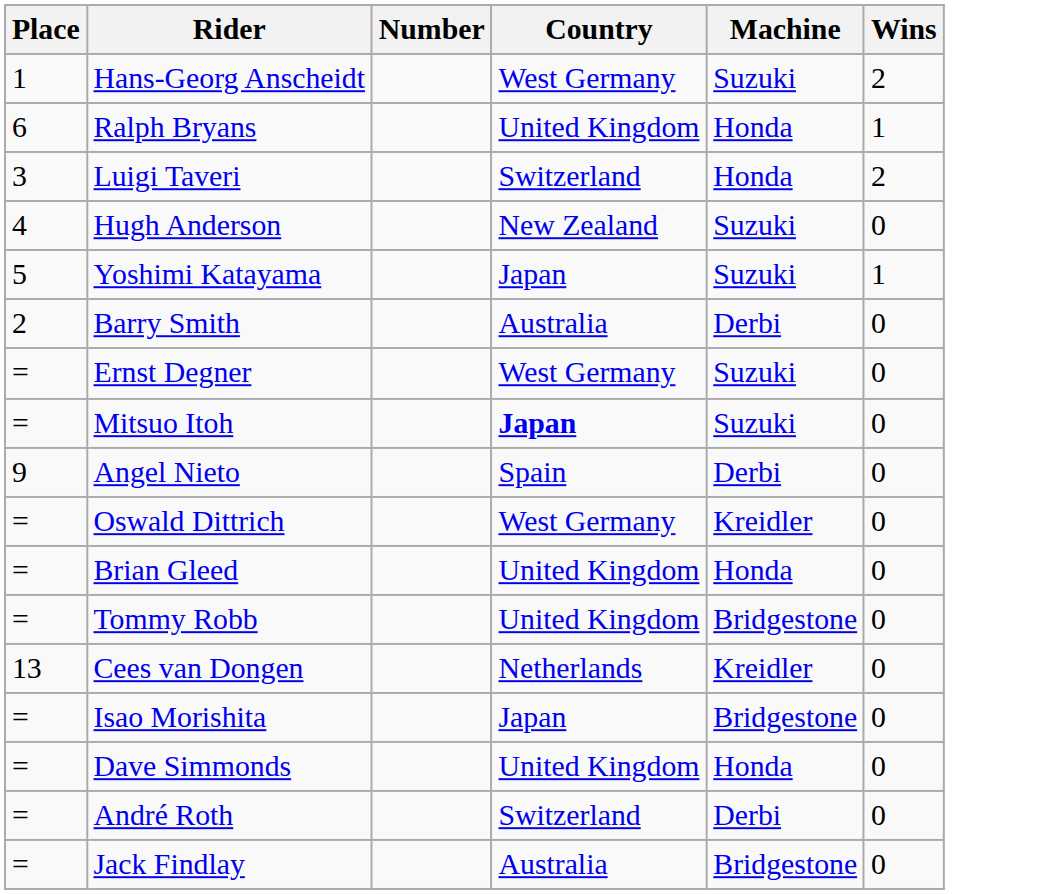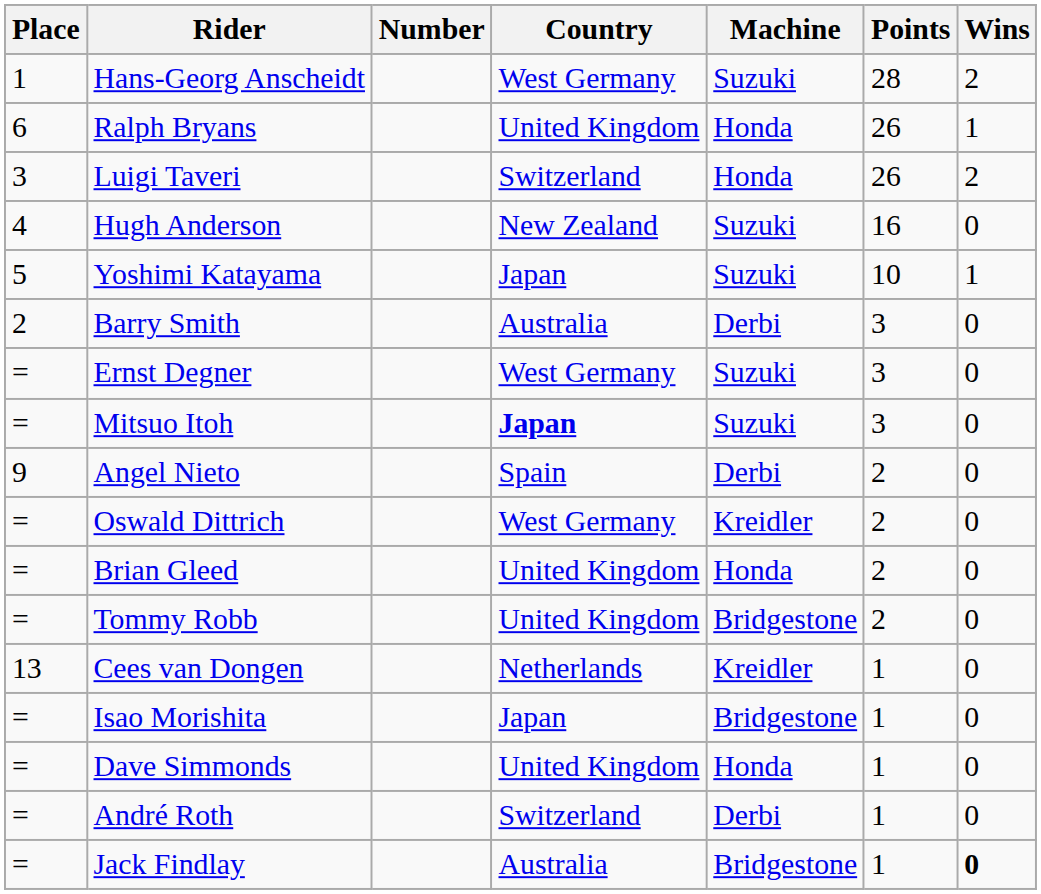+ column: (911, 29)
(878, 864) normal -> (972, 864) bold
